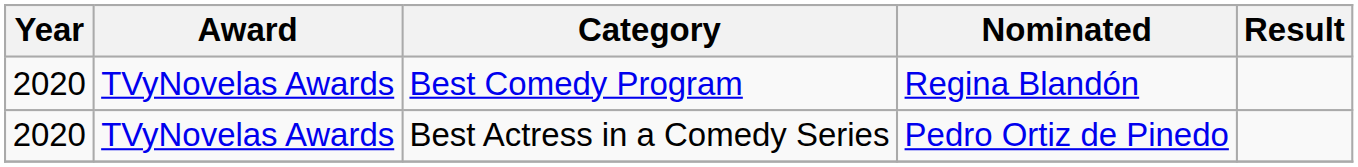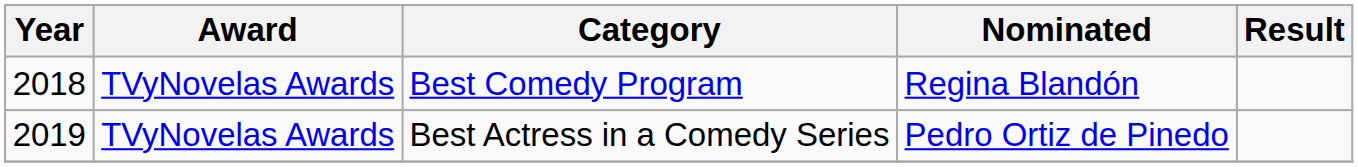(49, 82) 2020 -> (49, 82) 2018
(49, 135) 2020 -> (49, 135) 2019
